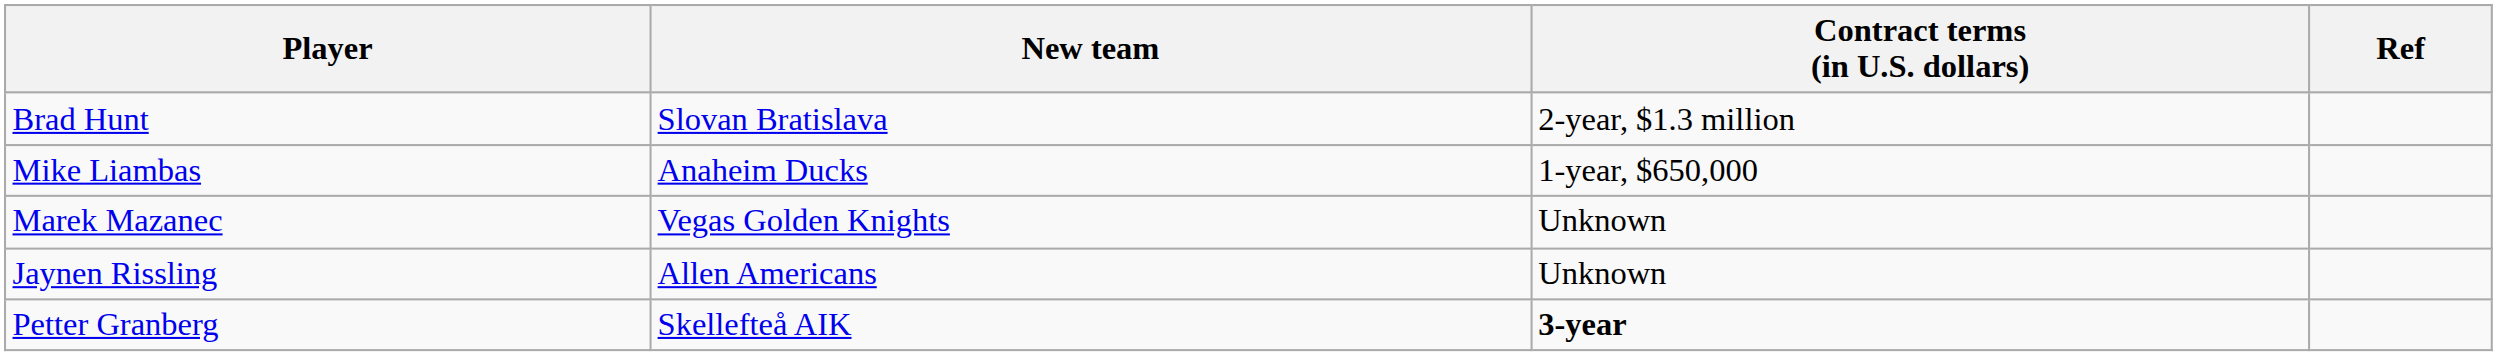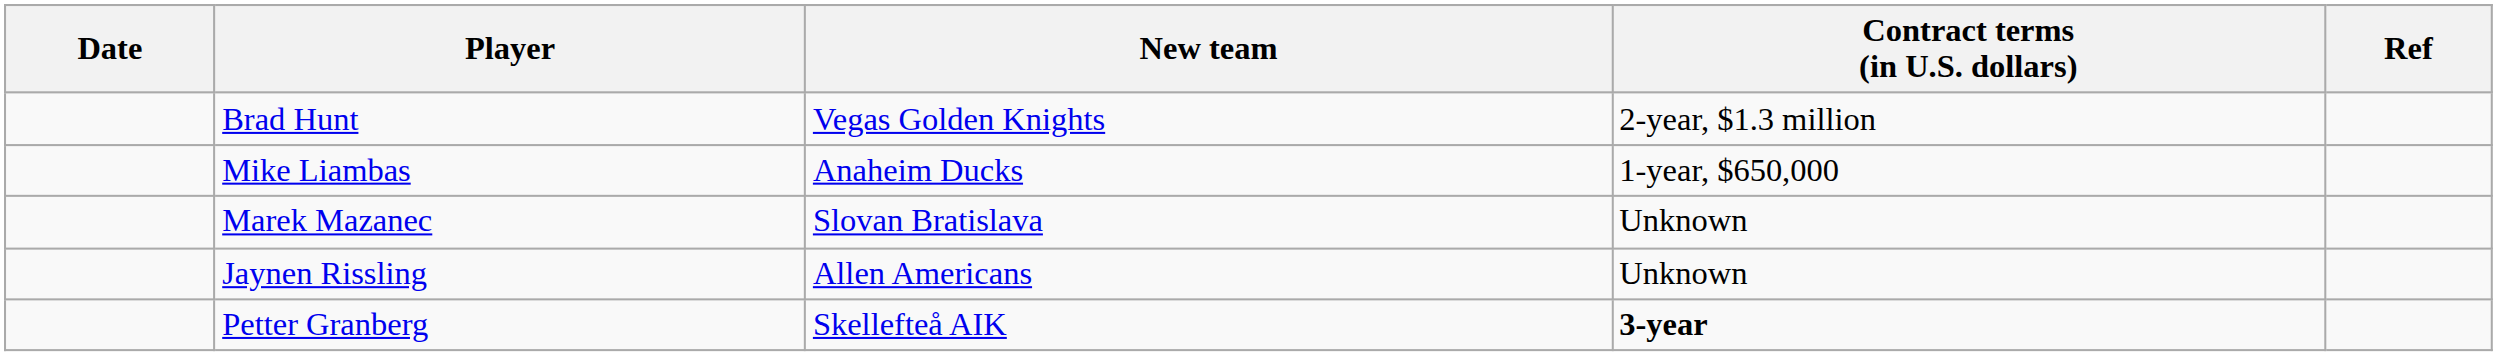+ column: (110, 48)
(773, 118) Slovan Bratislava -> (959, 118) Vegas Golden Knights
(804, 221) Vegas Golden Knights -> (928, 221) Slovan Bratislava
